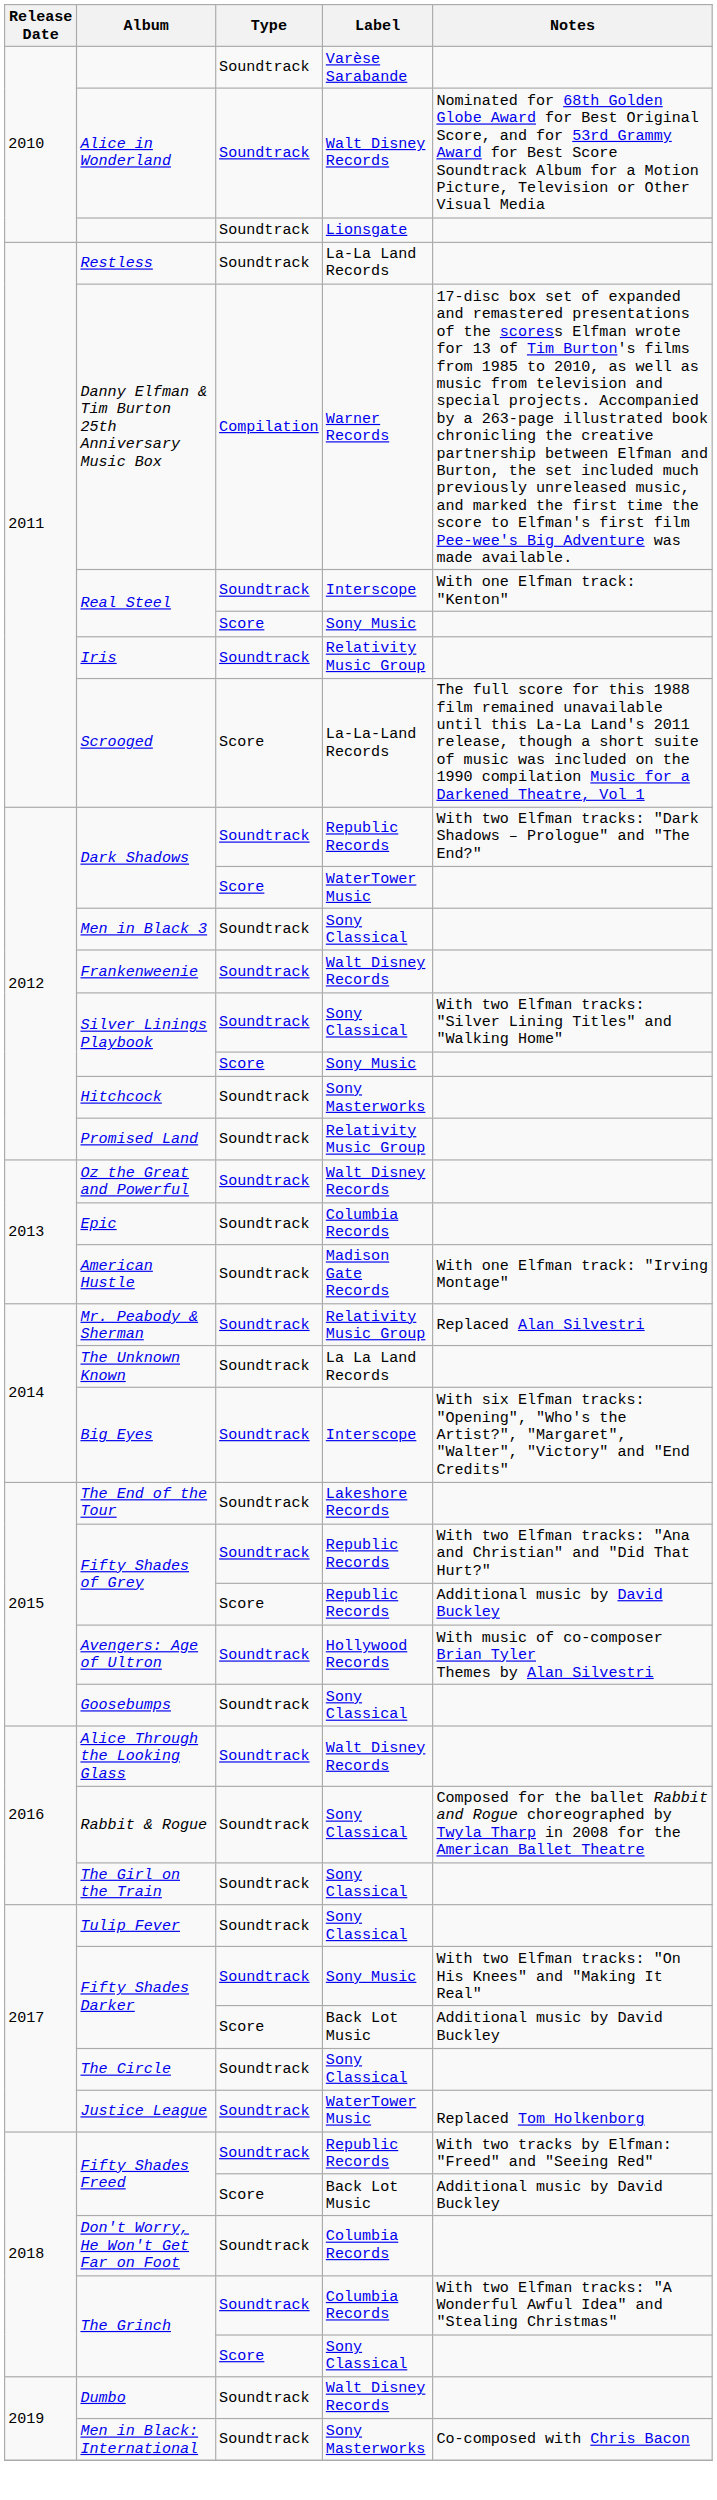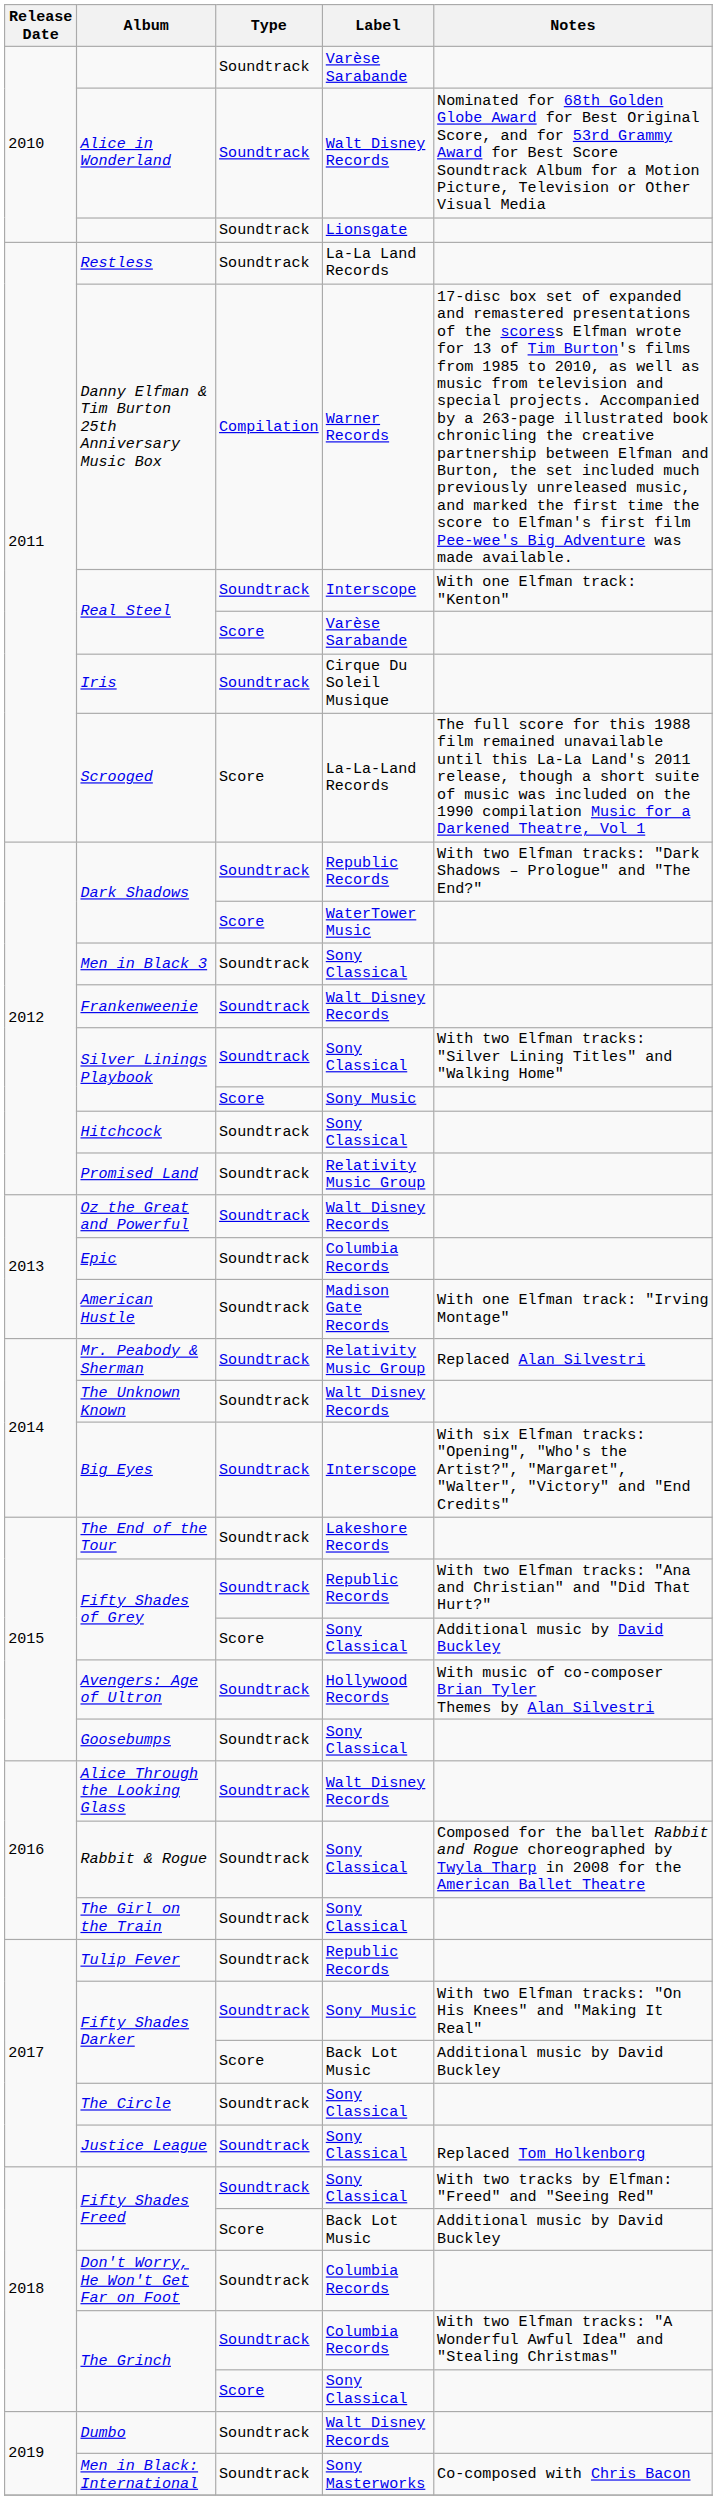(371, 624) Sony Music -> (367, 633) Varèse Sarabande
(376, 657) Relativity Music Group -> (367, 683) Cirque Du Soleil Musique
(376, 1097) Sony Masterworks -> (367, 1132) Sony Classical
(371, 1367) La La Land Records -> (376, 1401) Walt Disney Records
(362, 1604) Republic Records -> (367, 1639) Sony Classical
(367, 1926) Sony Classical -> (362, 1960) Republic Records
(371, 2111) WaterTower Music -> (367, 2146) Sony Classical
(362, 2153) Republic Records -> (367, 2188) Sony Classical
